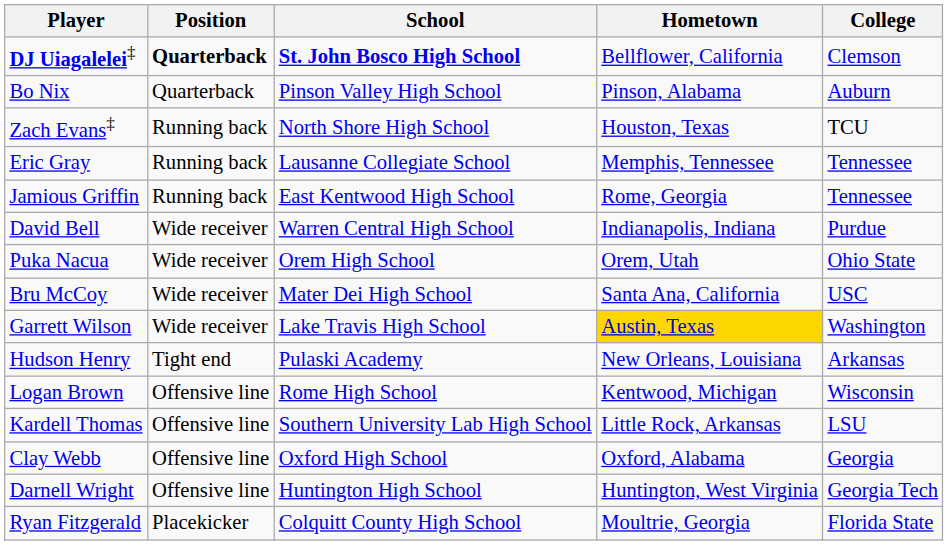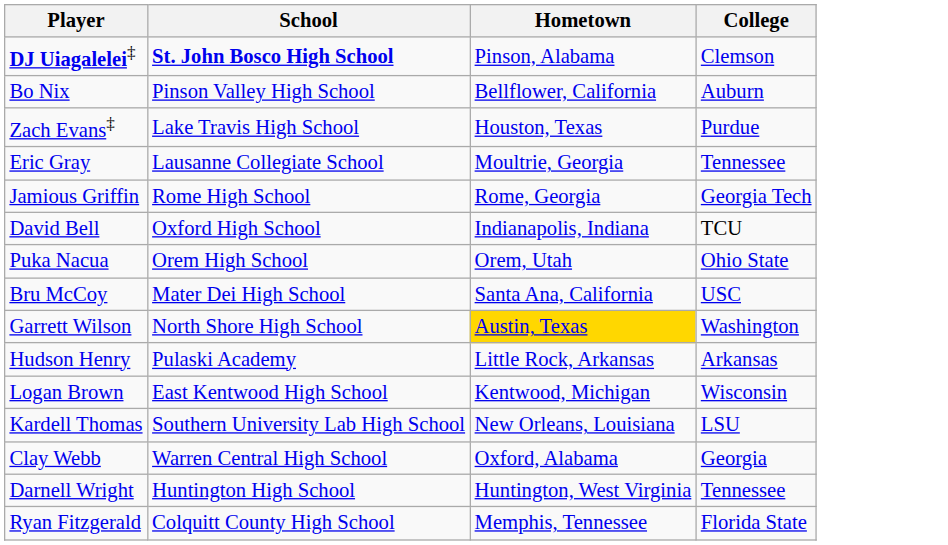- column: (211, 20)
(692, 56) Bellflower, California -> (545, 56) Pinson, Alabama
(671, 91) Pinson, Alabama -> (565, 91) Bellflower, California
(384, 127) North Shore High School -> (256, 127) Lake Travis High School
(848, 127) TCU -> (730, 127) Purdue
(687, 162) Memphis, Tennessee -> (549, 162) Moultrie, Georgia
(397, 195) East Kentwood High School -> (231, 195) Rome High School
(870, 195) Tennessee -> (756, 195) Georgia Tech
(396, 228) Warren Central High School -> (236, 228) Oxford High School
(857, 228) Purdue -> (721, 228) TCU
(382, 326) Lake Travis High School -> (257, 326) North Shore High School
(701, 359) New Orleans, Louisiana -> (564, 359) Little Rock, Arkansas
(358, 392) Rome High School -> (270, 392) East Kentwood High School
(691, 424) Little Rock, Arkansas -> (575, 424) New Orleans, Louisiana
(363, 457) Oxford High School -> (270, 457) Warren Central High School
(883, 490) Georgia Tech -> (743, 490) Tennessee
(676, 523) Moultrie, Georgia -> (561, 523) Memphis, Tennessee
